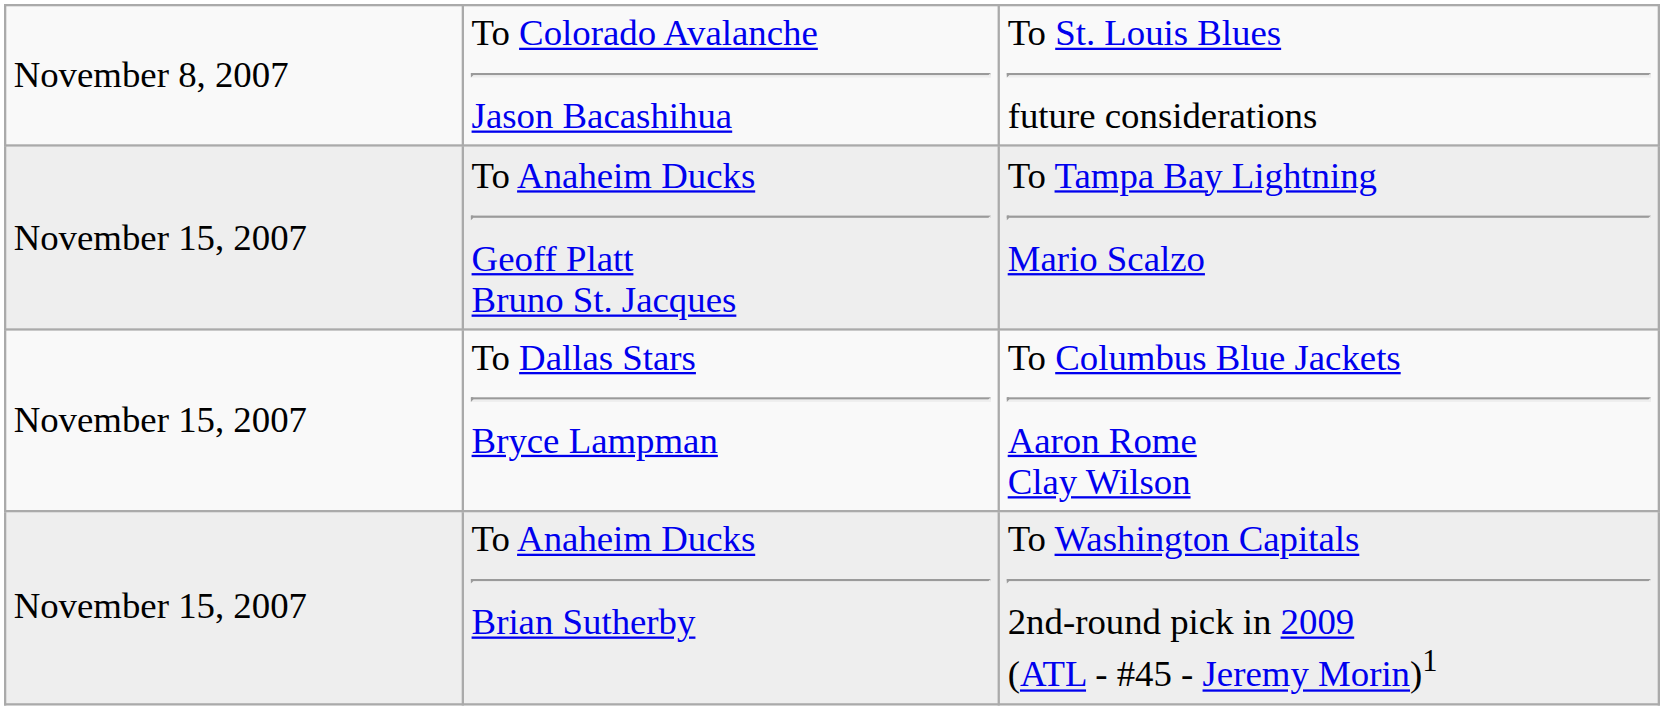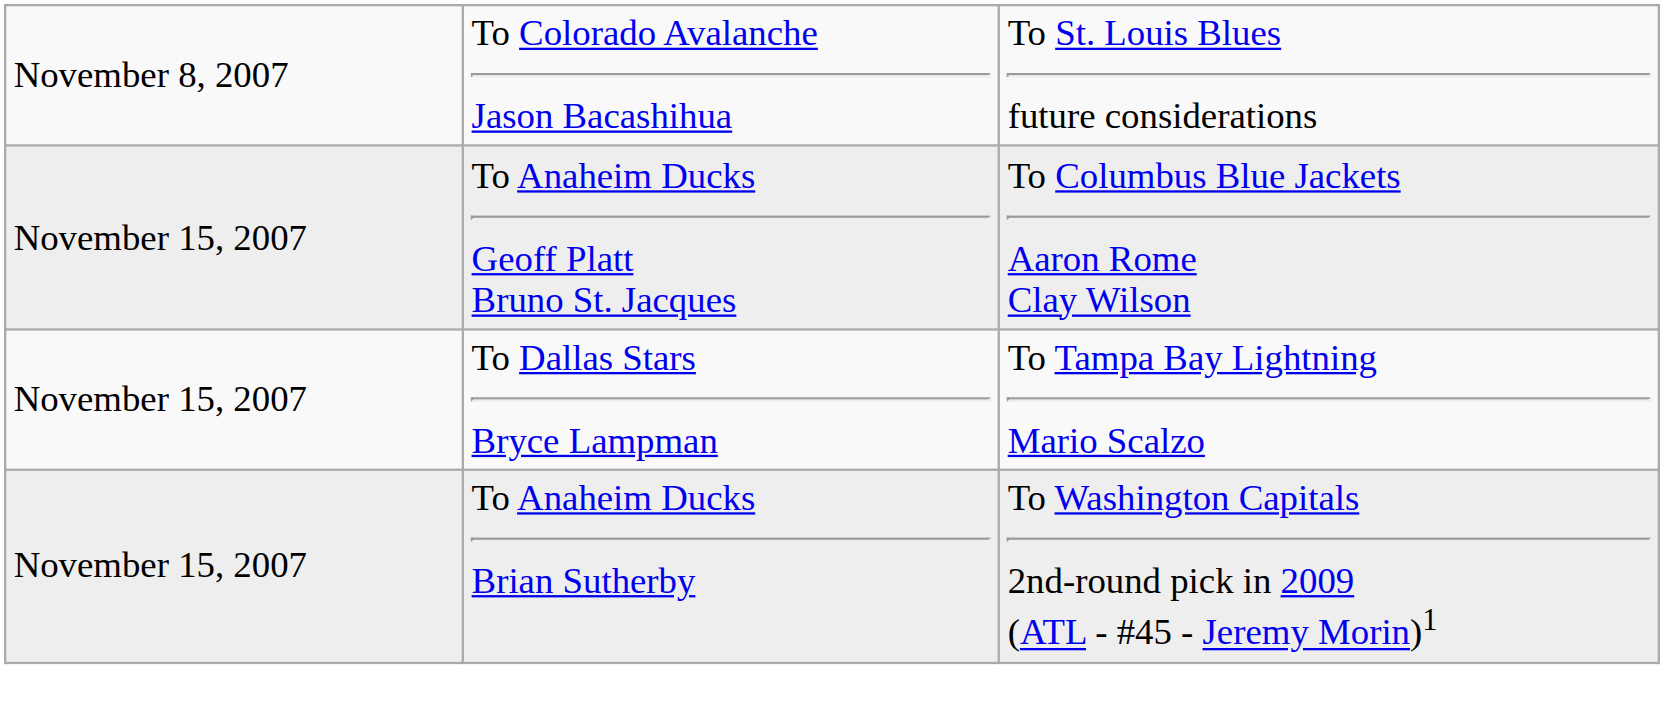(1329, 216) To Tampa Bay Lightning Mario Scalzo -> (1329, 236) To Columbus Blue Jackets Aaron Rome Clay Wilson
(1329, 419) To Columbus Blue Jackets Aaron Rome Clay Wilson -> (1329, 398) To Tampa Bay Lightning Mario Scalzo
